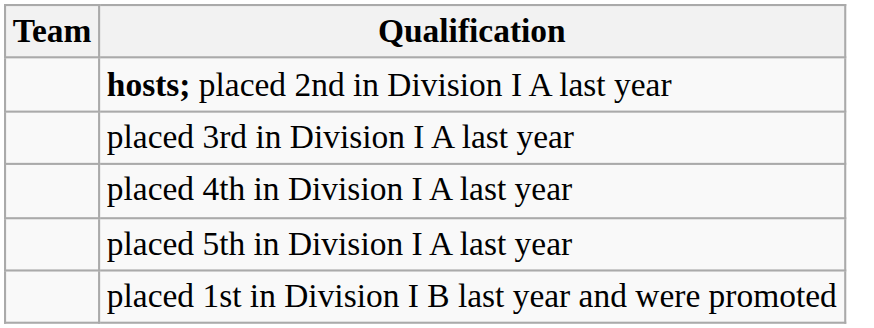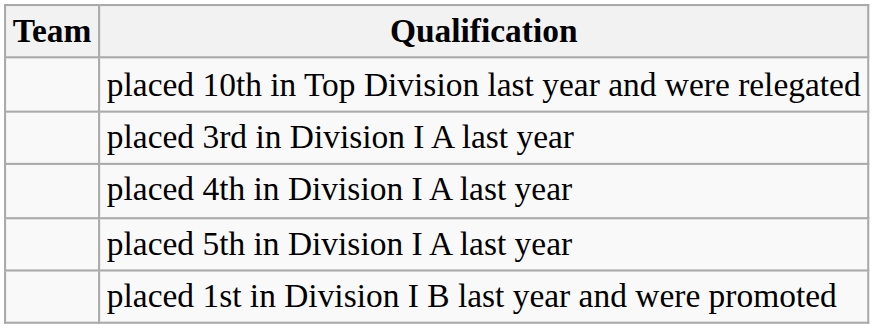+ row: (484, 84)
- row: (389, 84)
